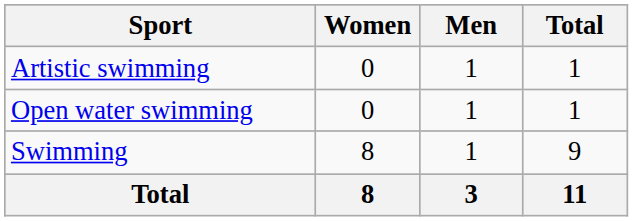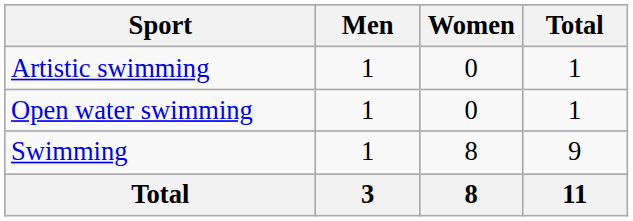columns swapped: (471, 25) <-> (368, 25)
